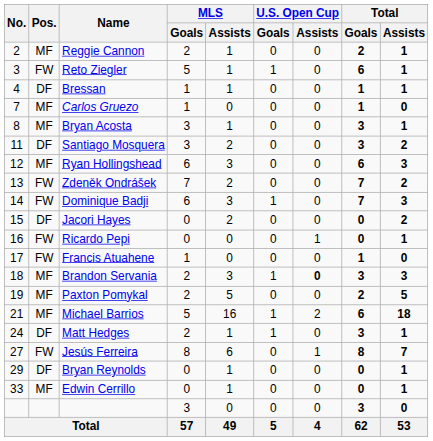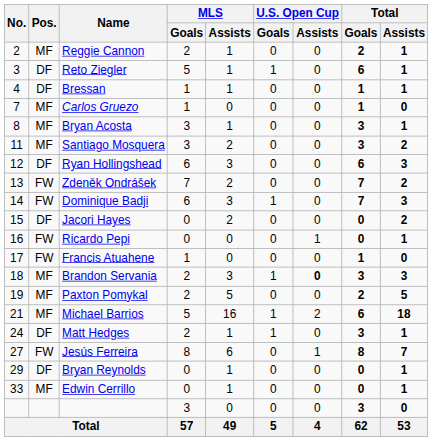(44, 70) FW -> (44, 70) DF
(44, 145) DF -> (44, 145) MF
(44, 164) MF -> (44, 164) DF
